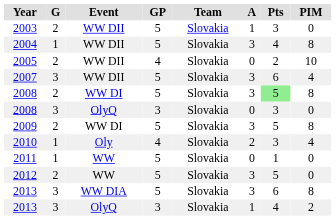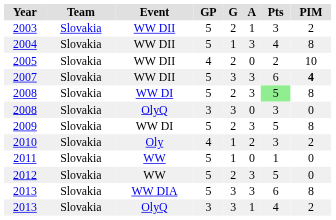columns swapped: (208, 12) <-> (56, 12)
(311, 28) 0 -> (311, 28) 2
(311, 77) normal -> (311, 77) bold
(311, 142) 4 -> (311, 142) 2
